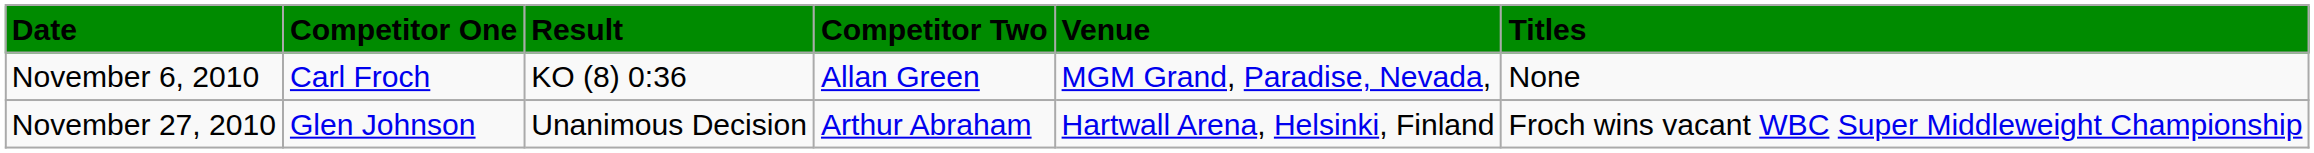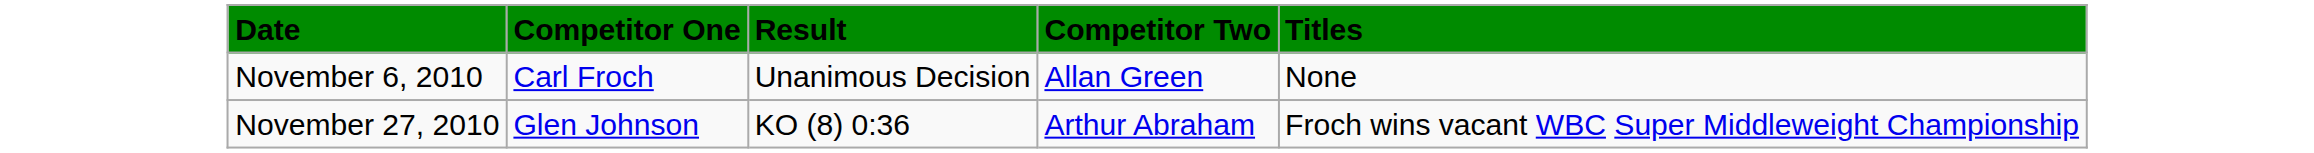- column: (1106, 29)
(609, 76) KO (8) 0:36 -> (893, 76) Unanimous Decision
(669, 124) Unanimous Decision -> (832, 124) KO (8) 0:36
